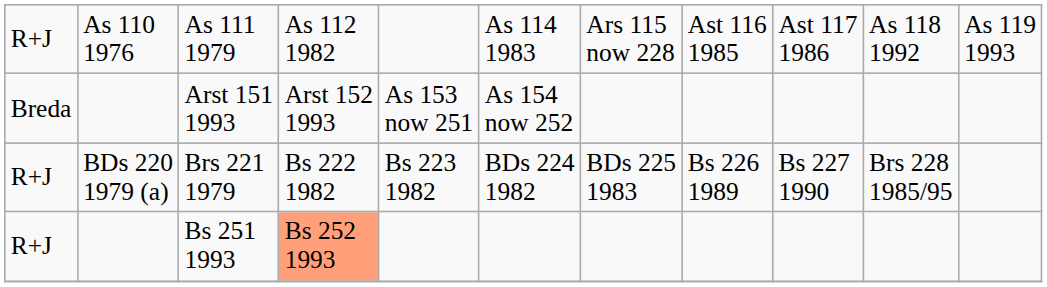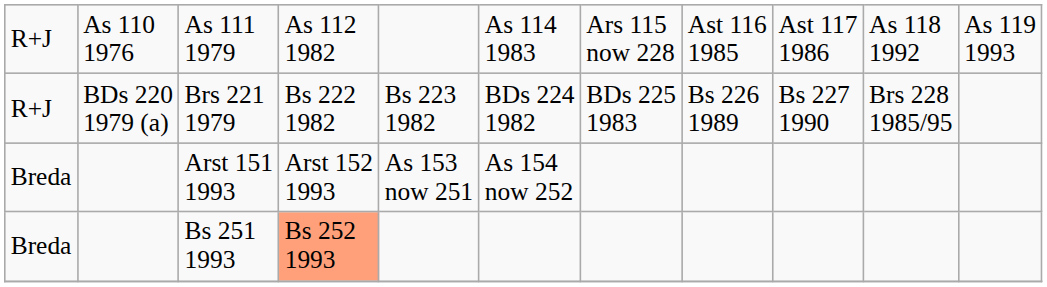rows swapped: (229, 107) <-> (225, 176)
(31, 245) R+J -> (41, 245) Breda
